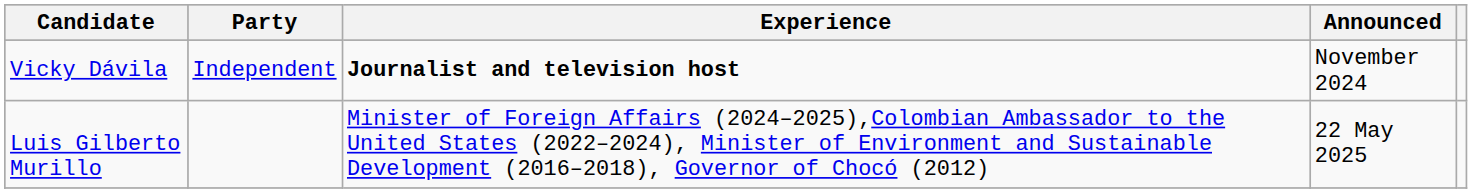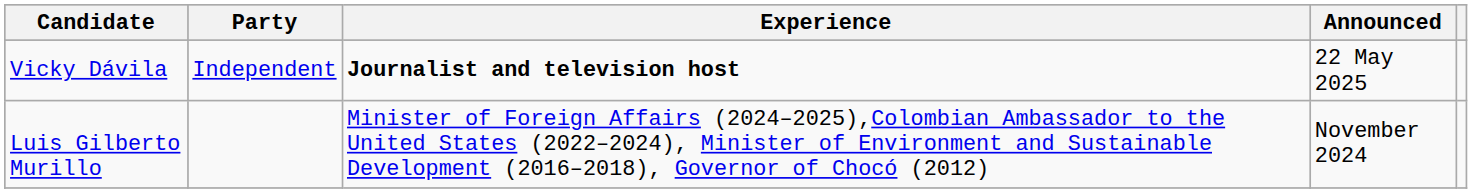(1367, 71) November 2024 -> (1354, 71) 22 May 2025
(1354, 144) 22 May 2025 -> (1367, 144) November 2024
